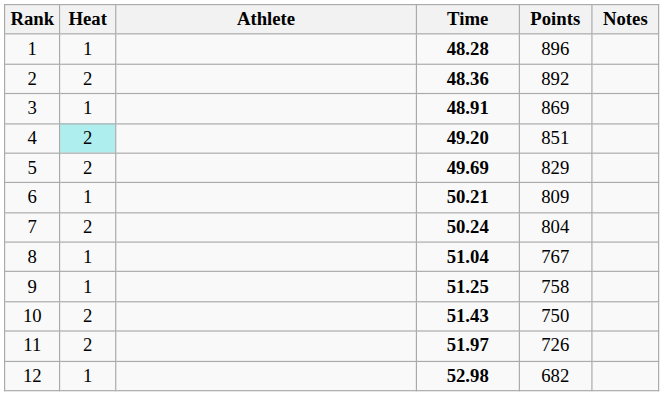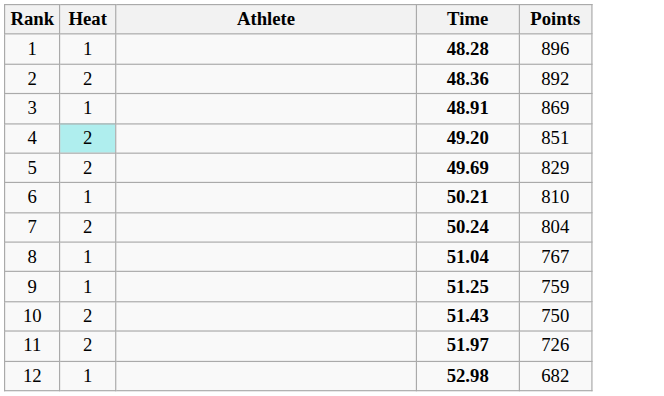- column: (625, 19)
(555, 197) 809 -> (555, 197) 810
(555, 286) 758 -> (555, 286) 759
